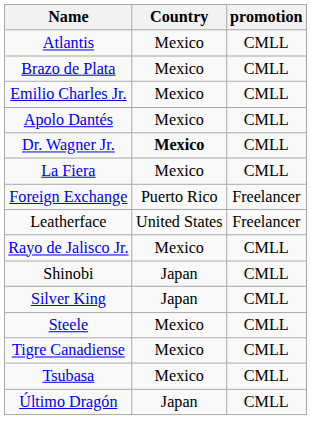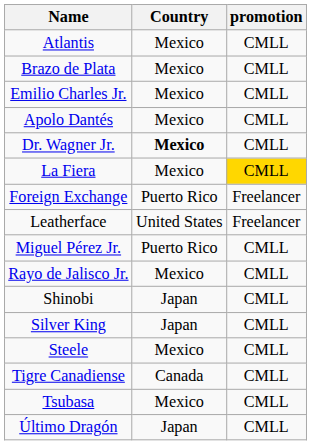(266, 171) no background -> (266, 171) gold background
+ row: (68, 247)
(179, 350) Mexico -> (179, 376) Canada
